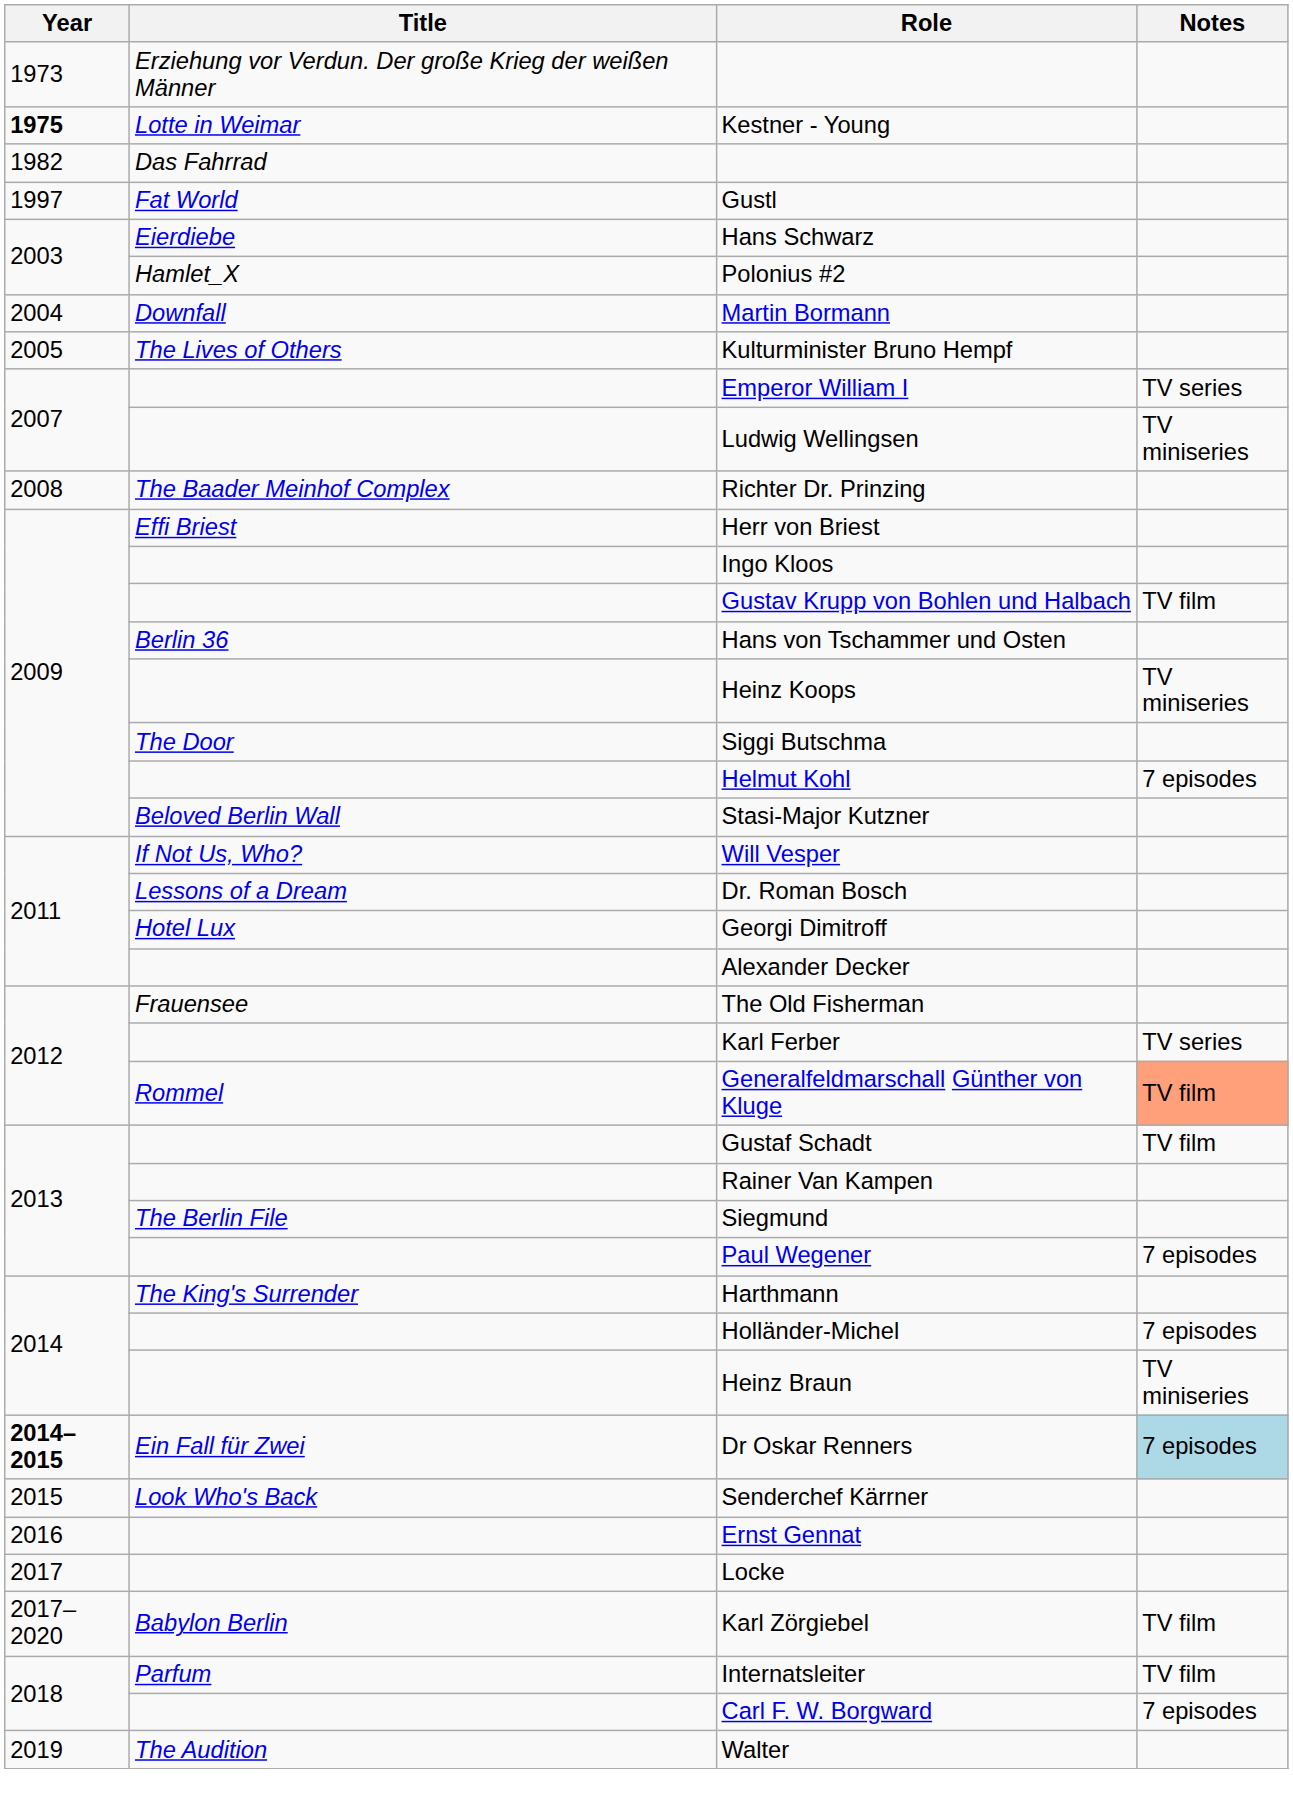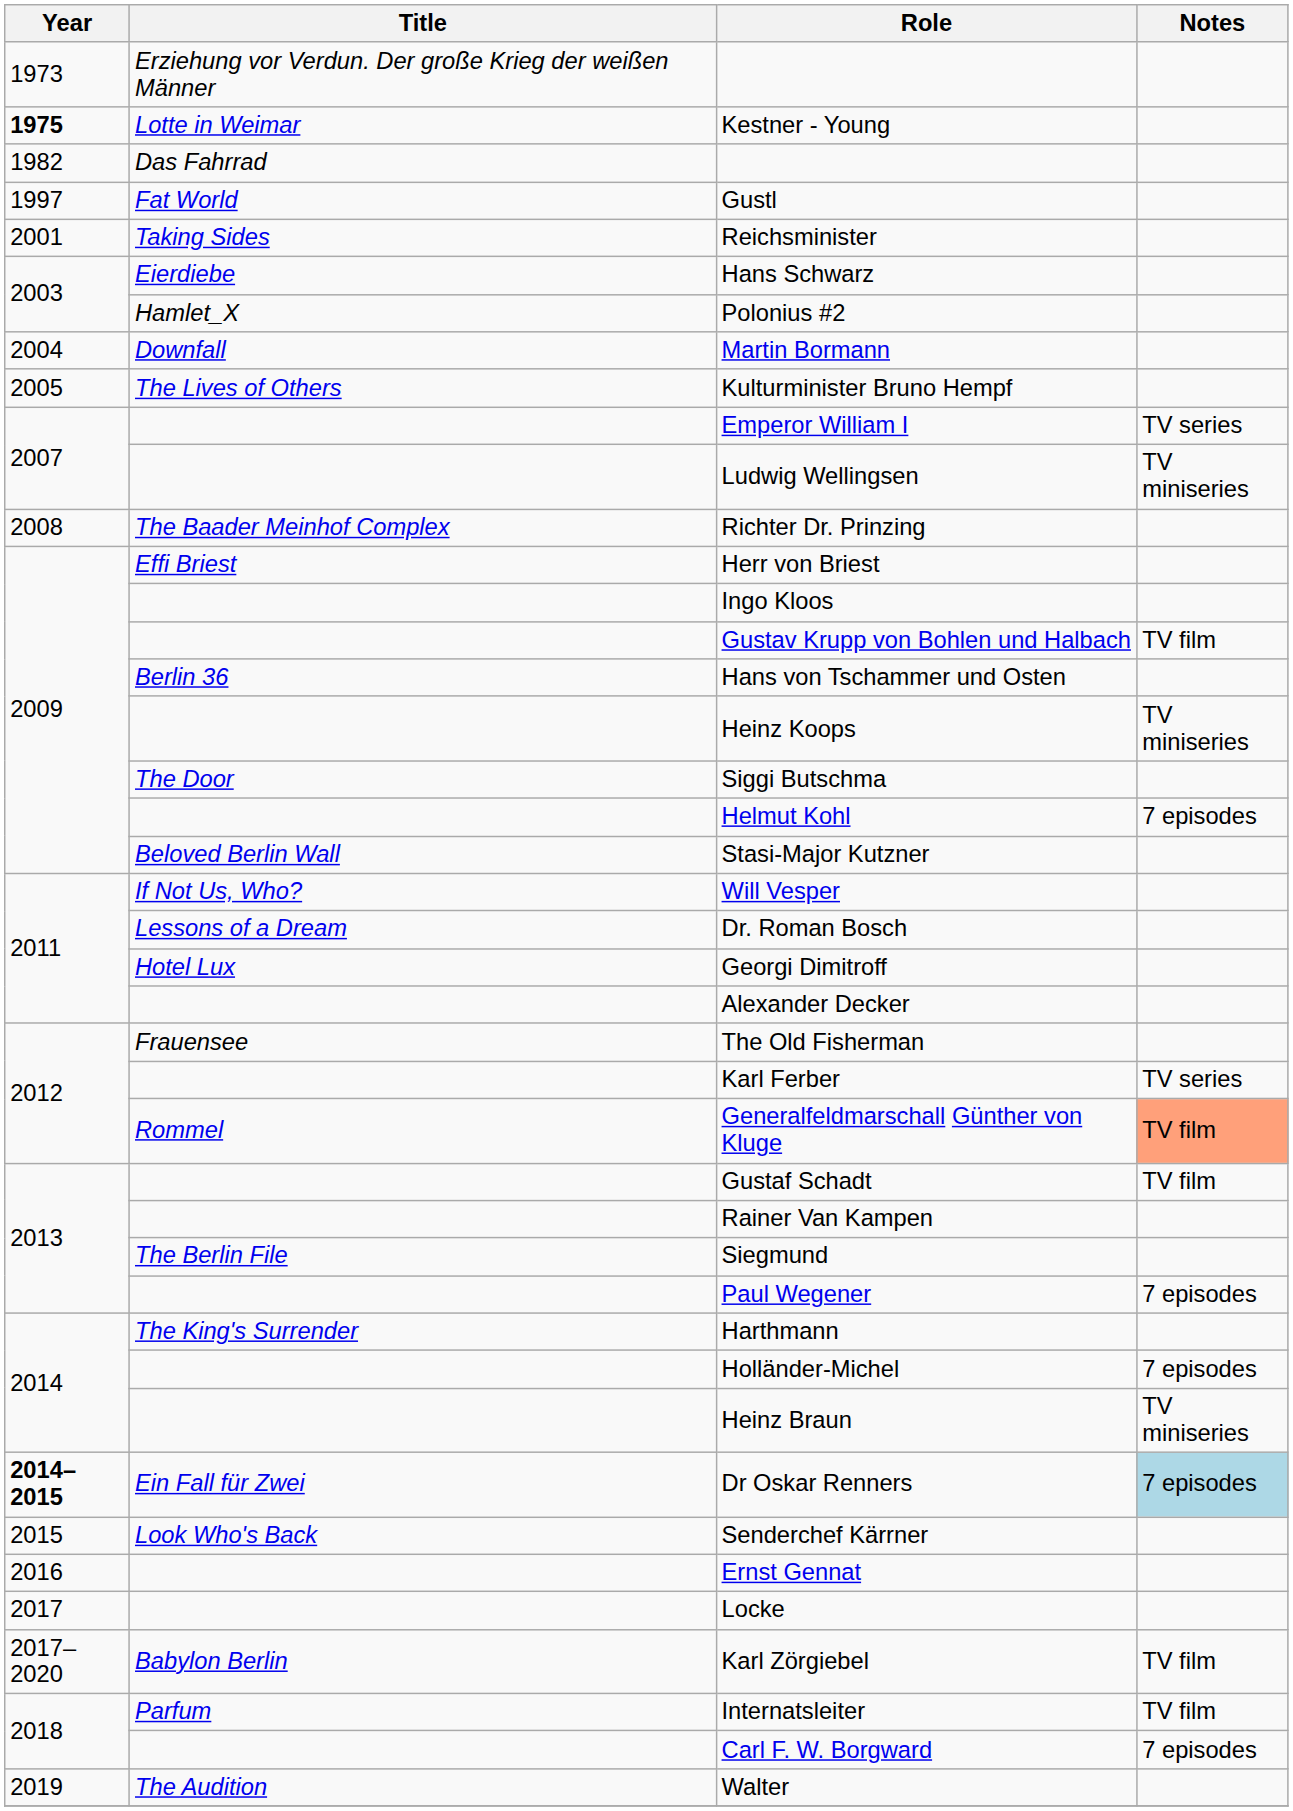+ row: (202, 237)
